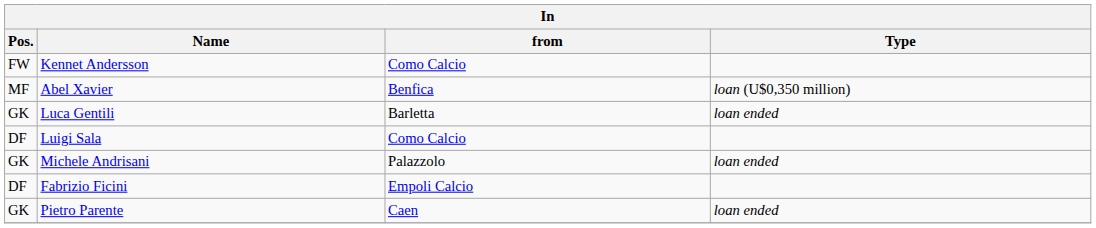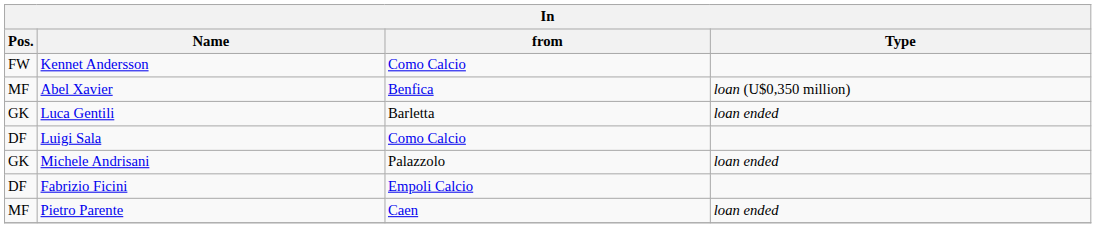(19, 210) GK -> (19, 210) MF
